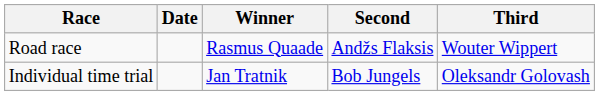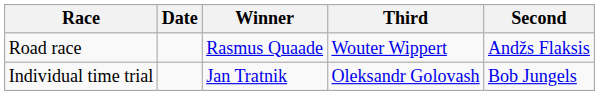columns swapped: (382, 18) <-> (516, 18)
